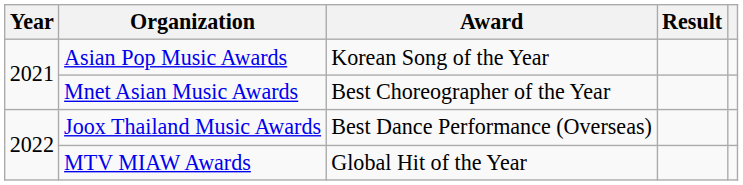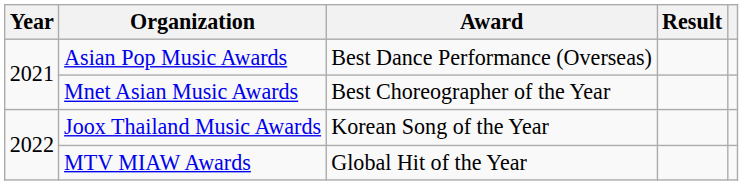(440, 57) Korean Song of the Year -> (492, 57) Best Dance Performance (Overseas)
(492, 127) Best Dance Performance (Overseas) -> (440, 127) Korean Song of the Year
